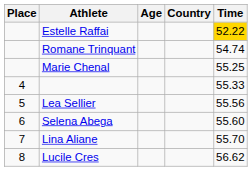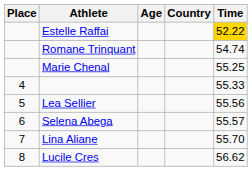(230, 121) 55.60 -> (230, 121) 55.57
